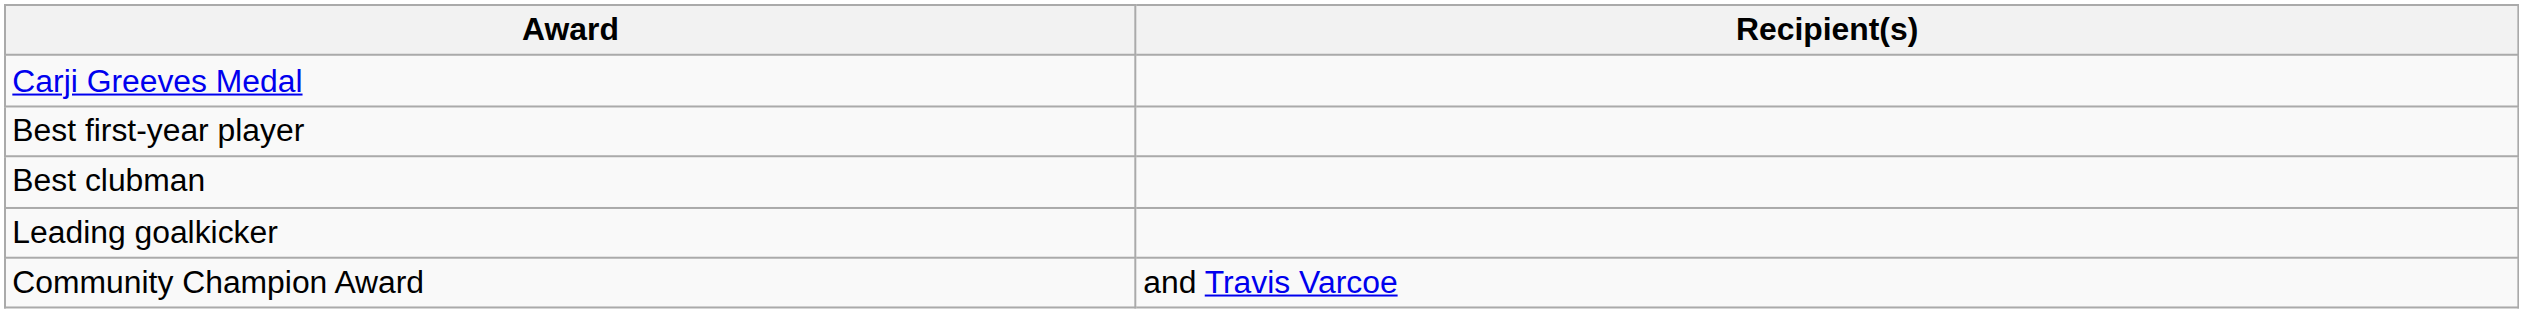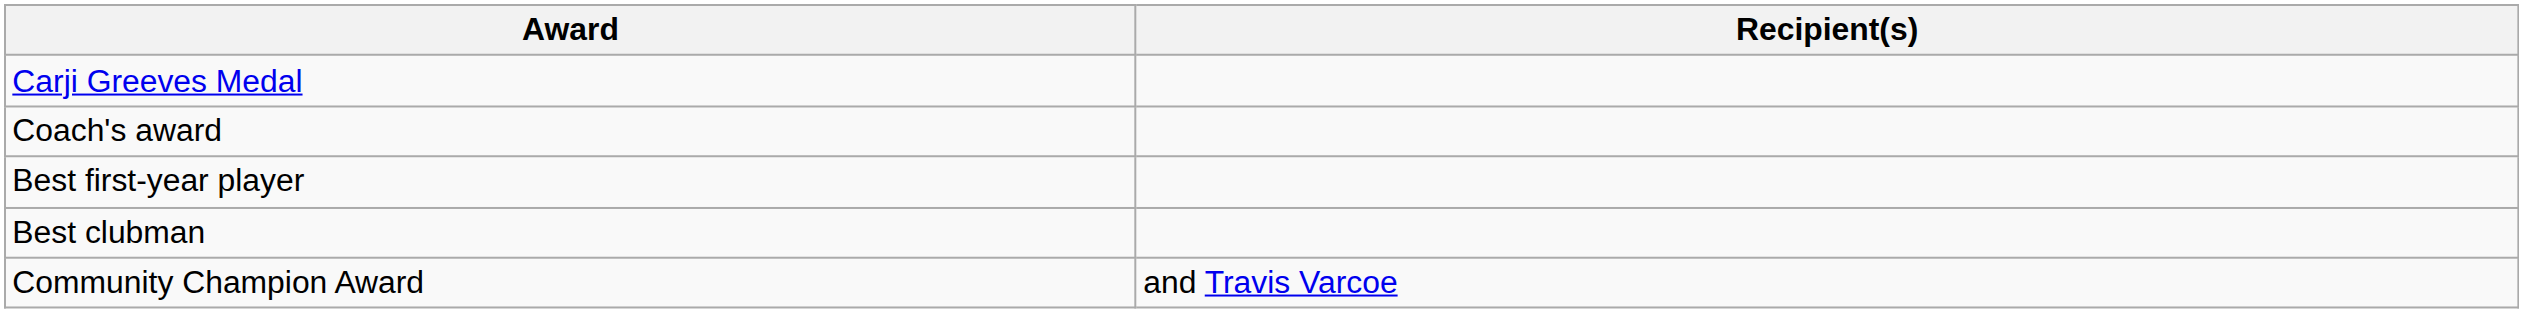+ row: (117, 130)
- row: (145, 231)
